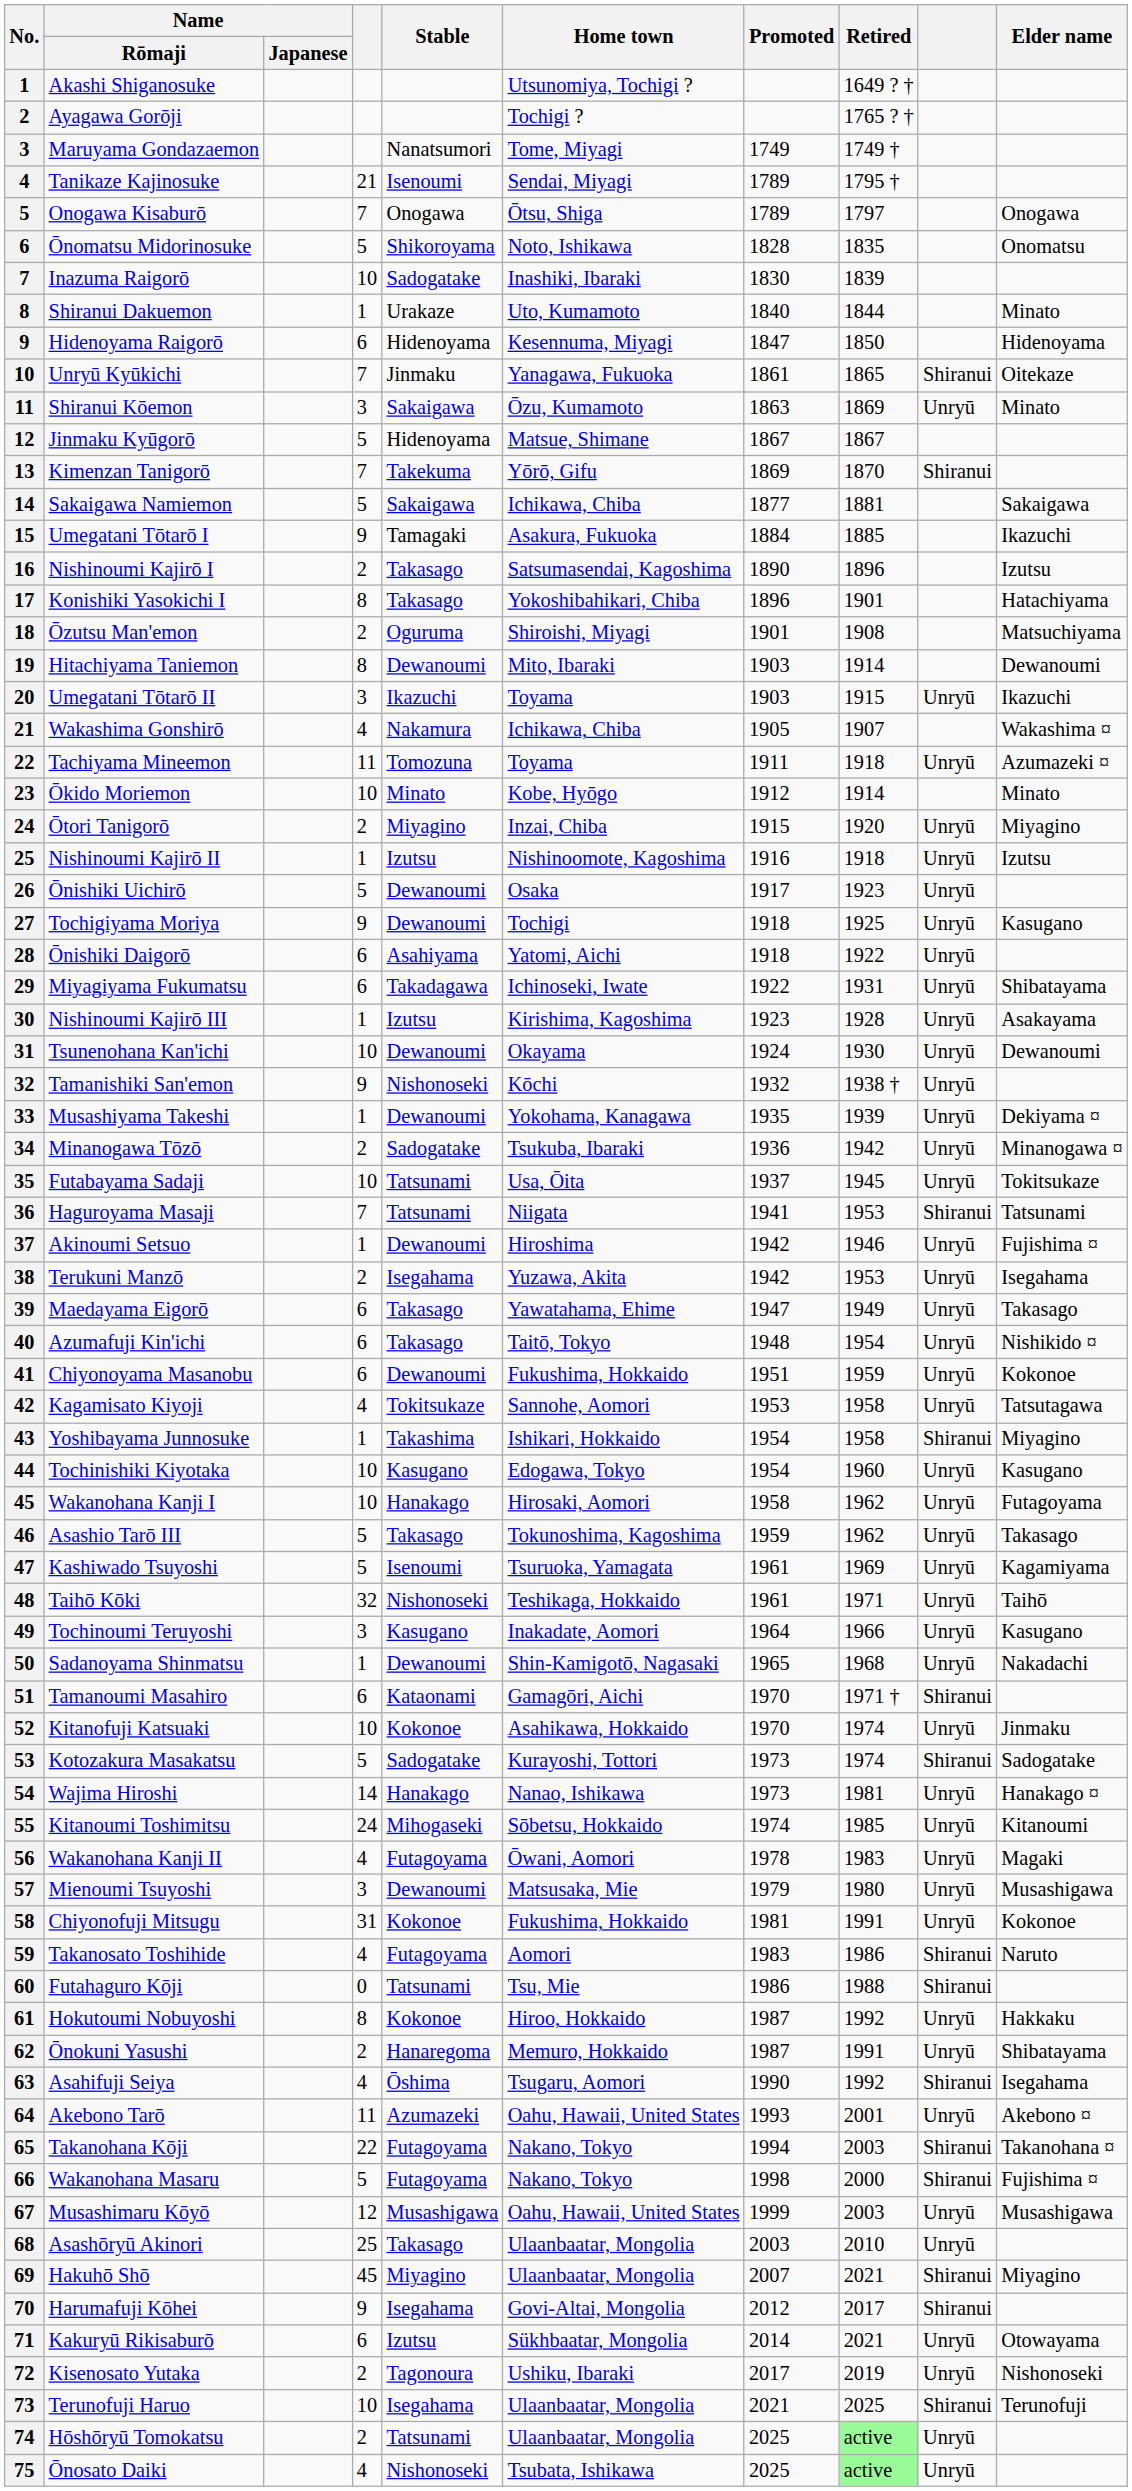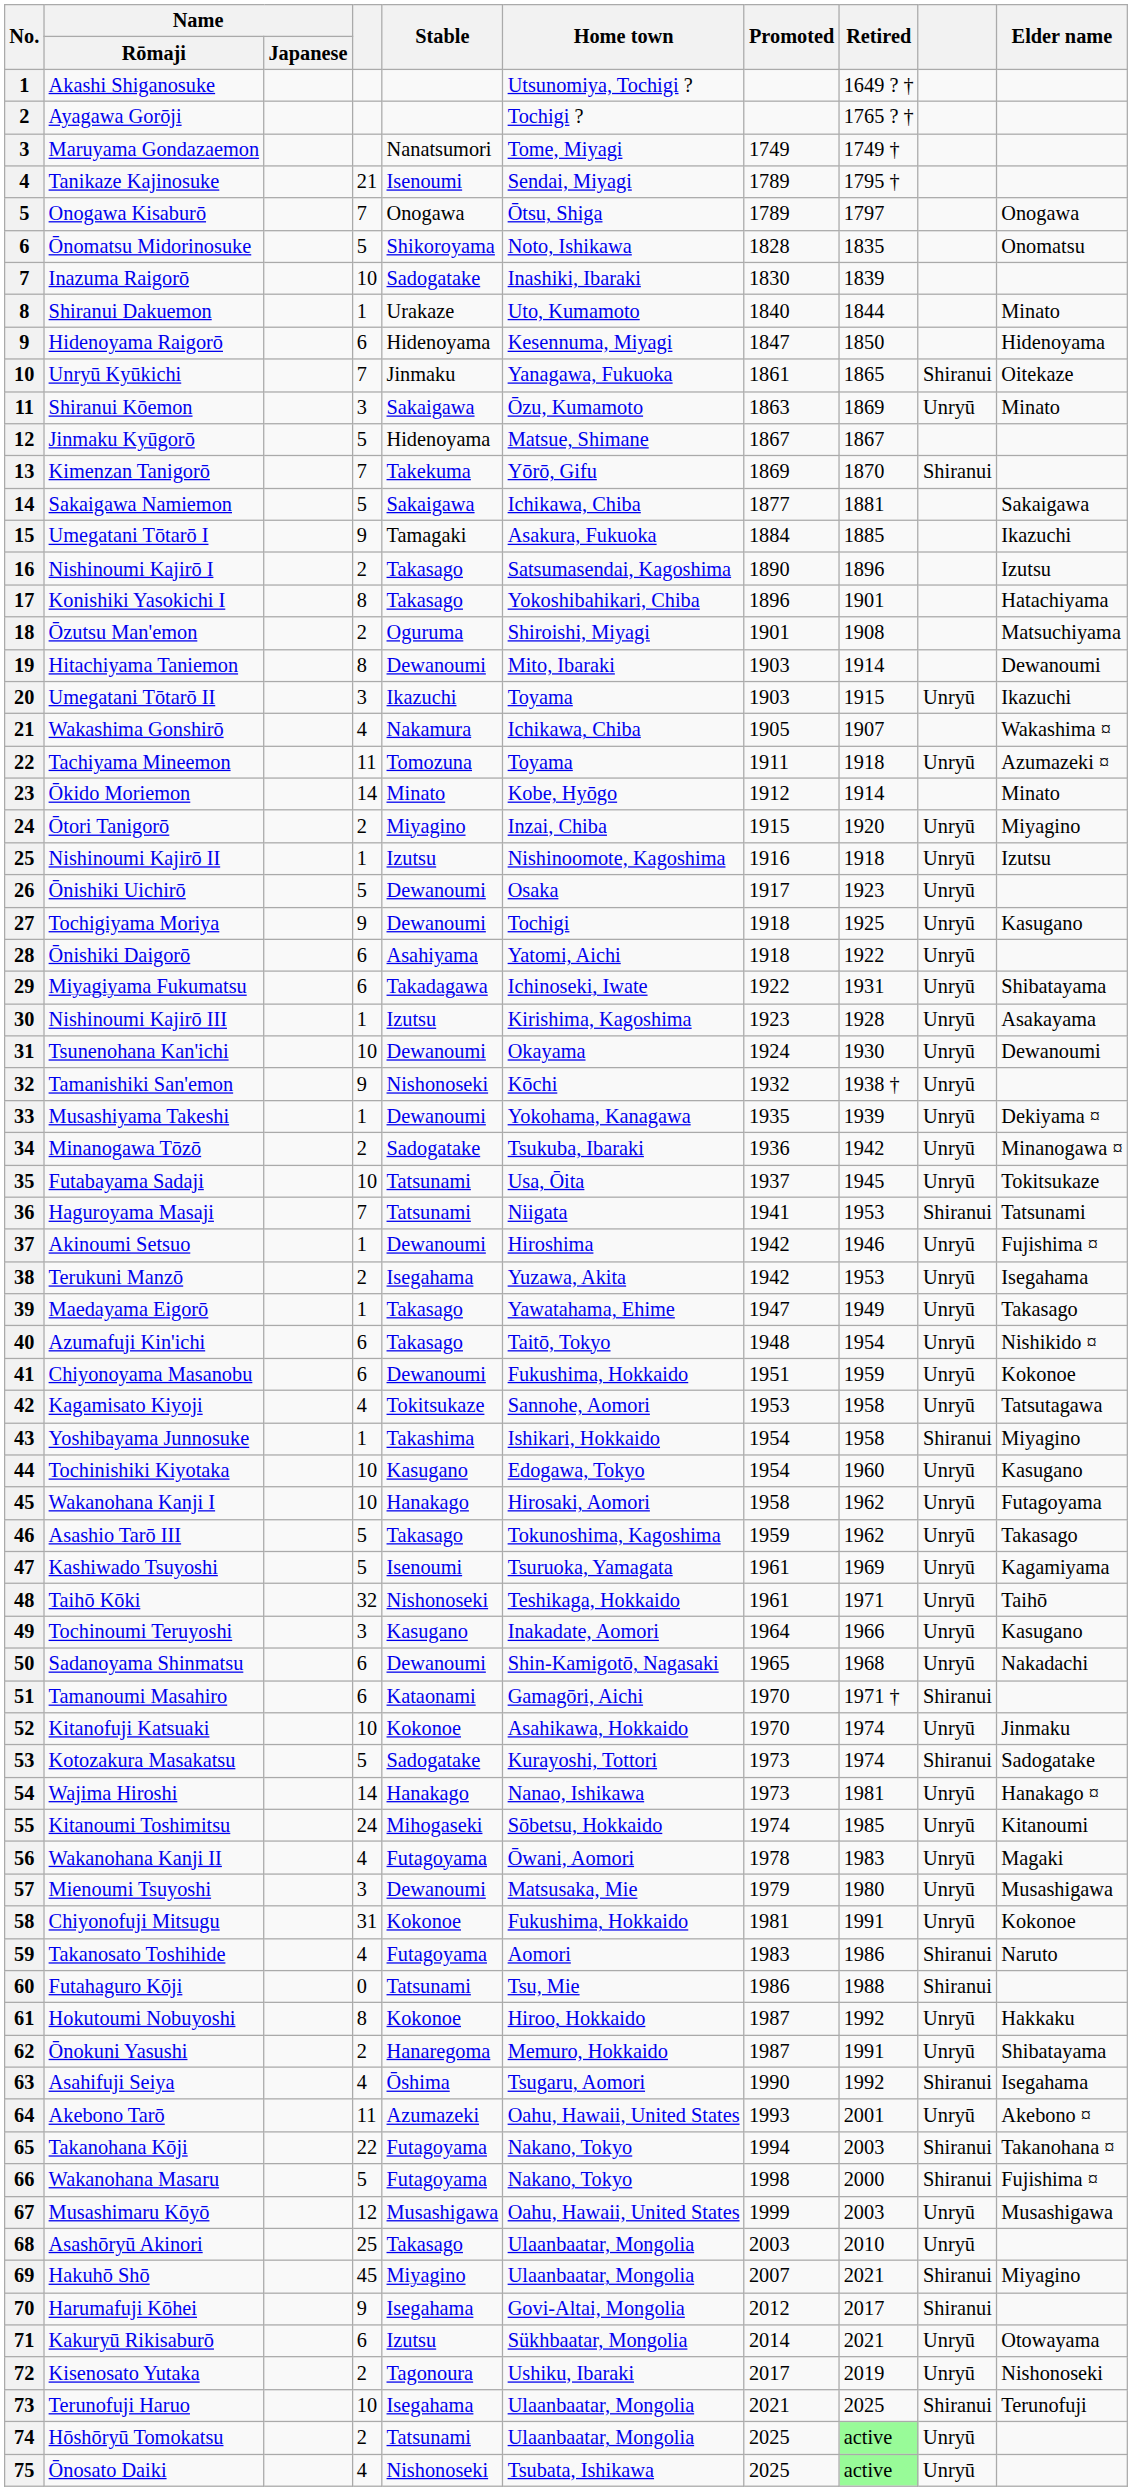(367, 794) 10 -> (367, 794) 14
(362, 1309) 6 -> (362, 1309) 1
(362, 1664) 1 -> (362, 1664) 6
